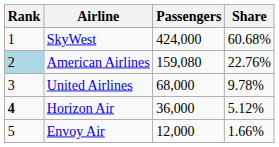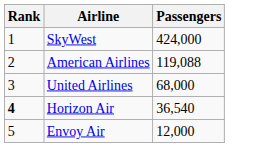- column: (249, 16)
(11, 62) lightblue background -> (11, 62) no background
(179, 62) 159,080 -> (179, 62) 119,088
(175, 108) 36,000 -> (175, 108) 36,540
